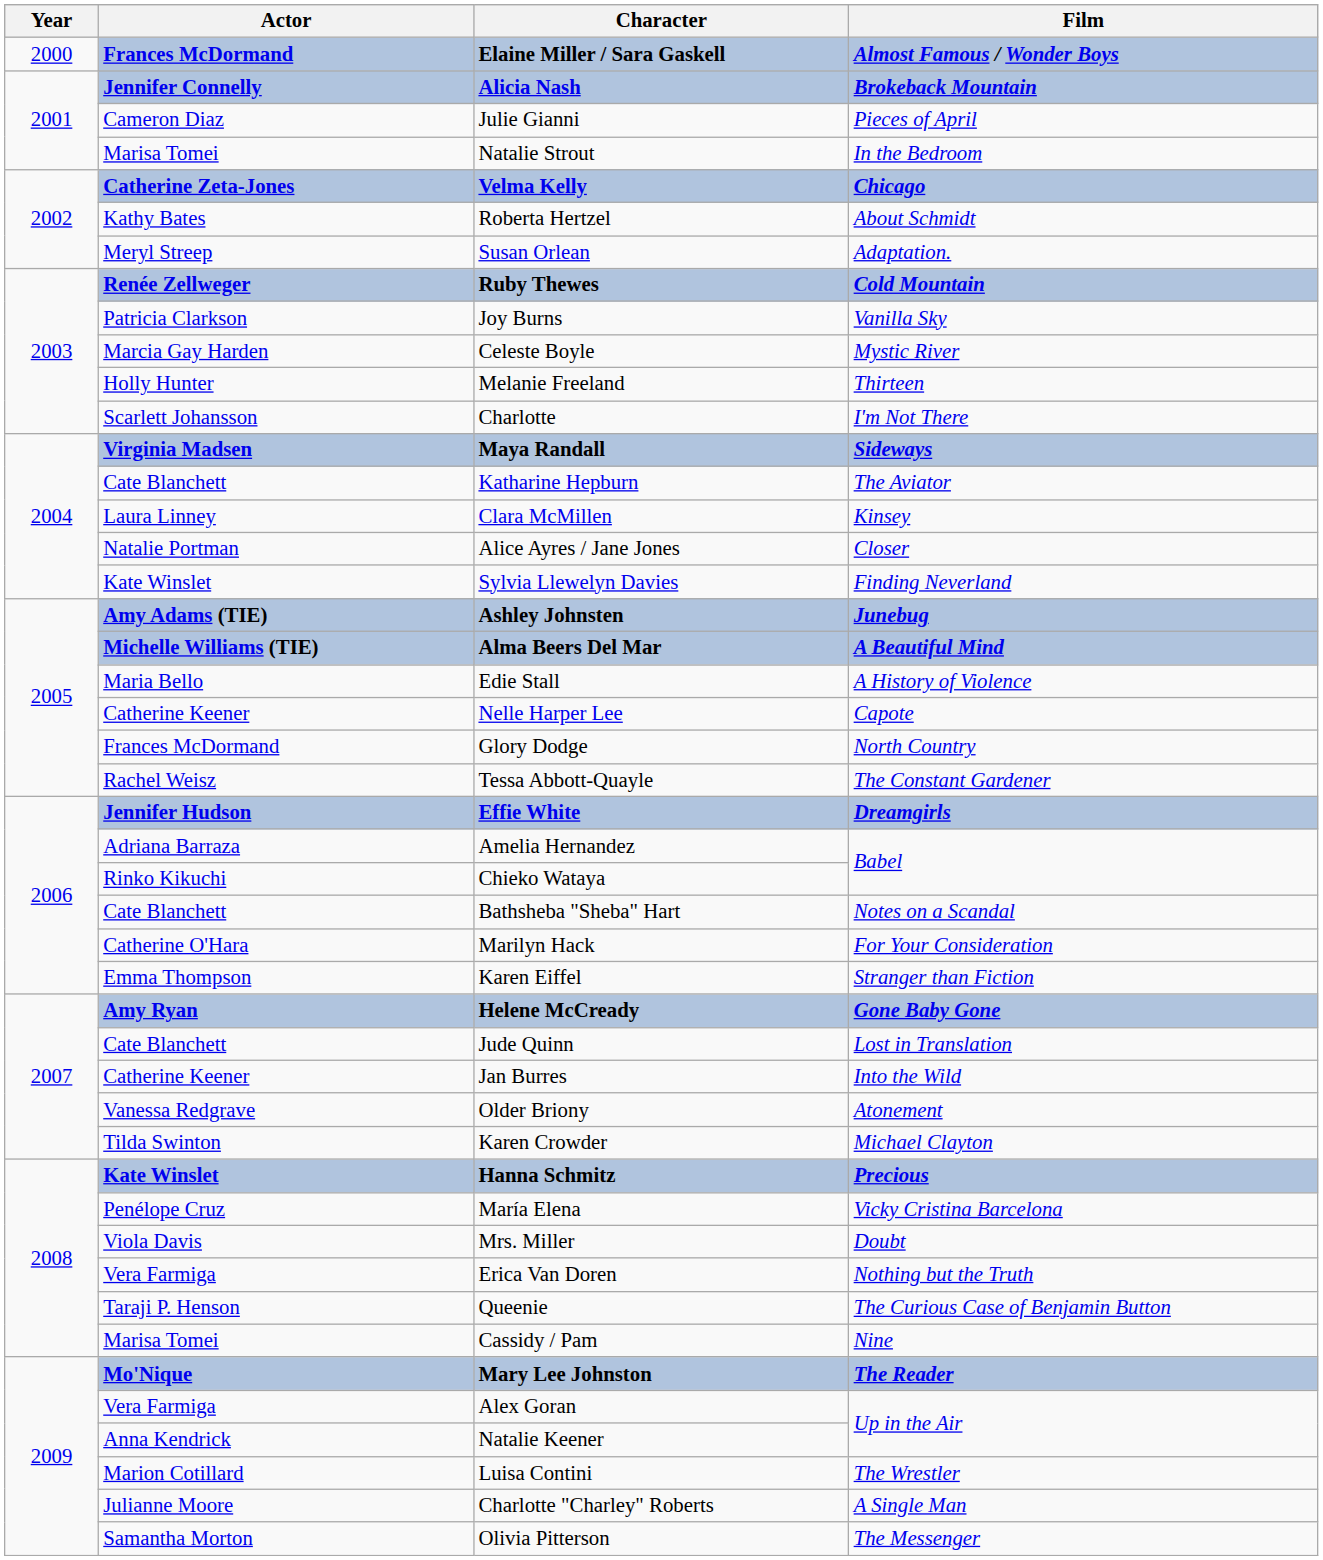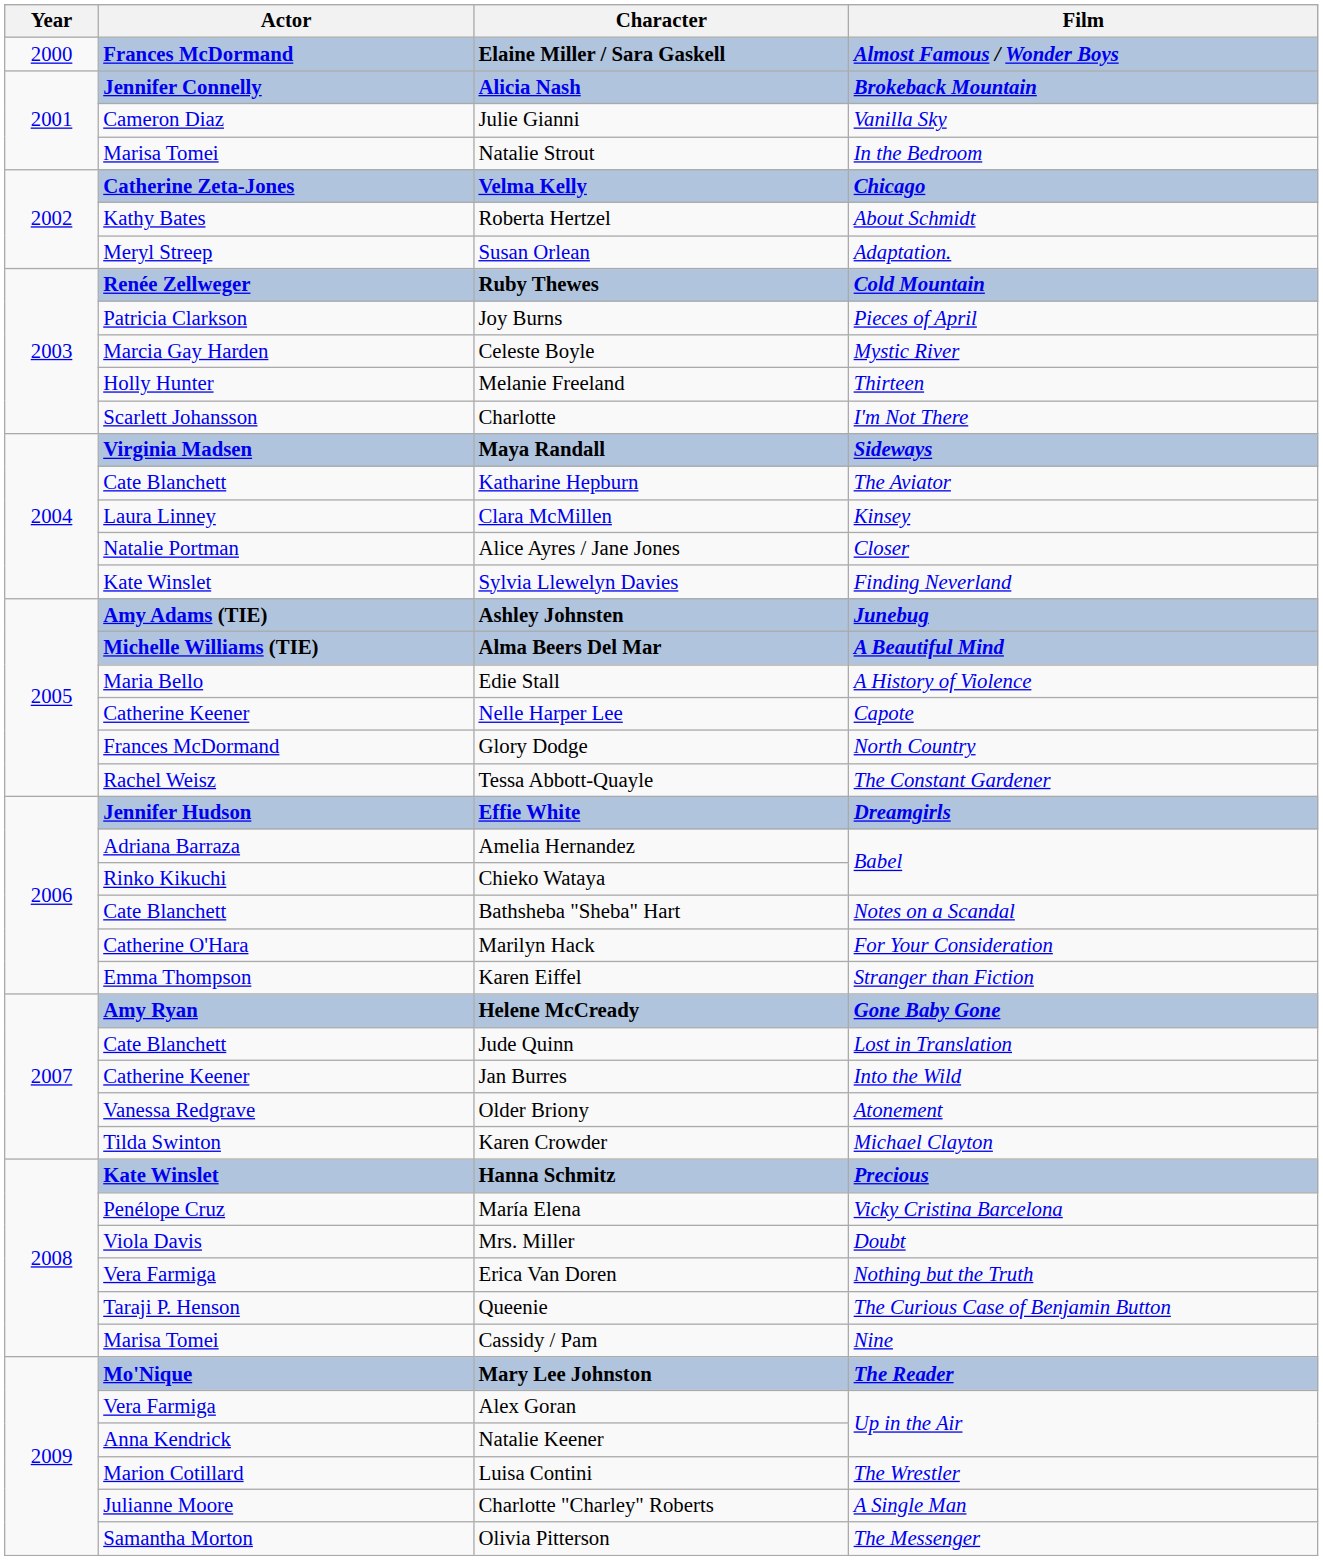(915, 119) Pieces of April -> (900, 119) Vanilla Sky
(900, 317) Vanilla Sky -> (915, 317) Pieces of April
